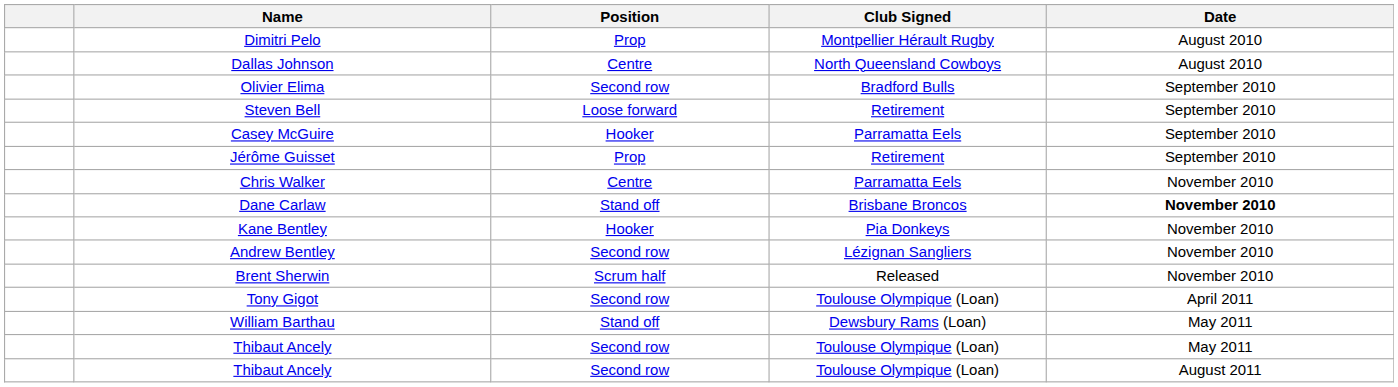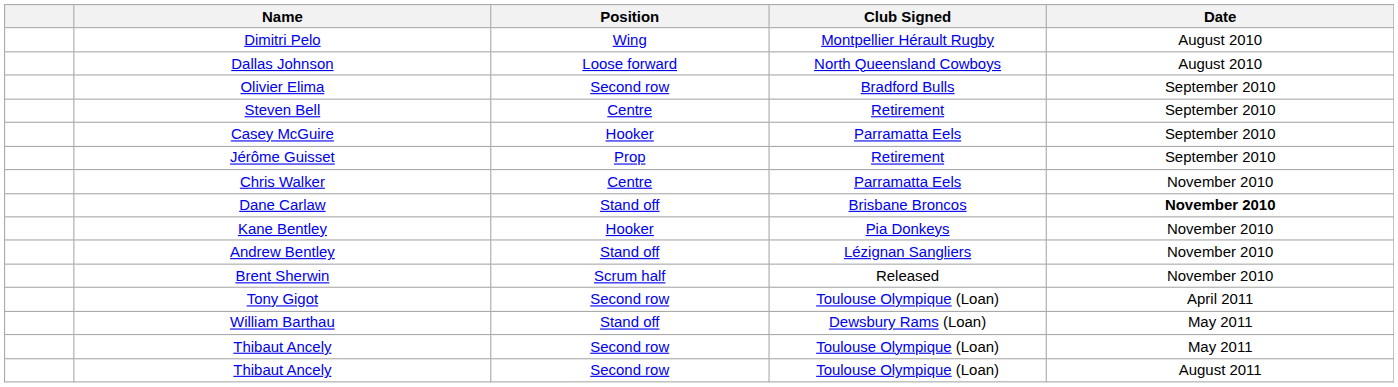(630, 40) Prop -> (630, 40) Wing
(630, 63) Centre -> (630, 63) Loose forward
(630, 110) Loose forward -> (630, 110) Centre
(630, 252) Second row -> (630, 252) Stand off
